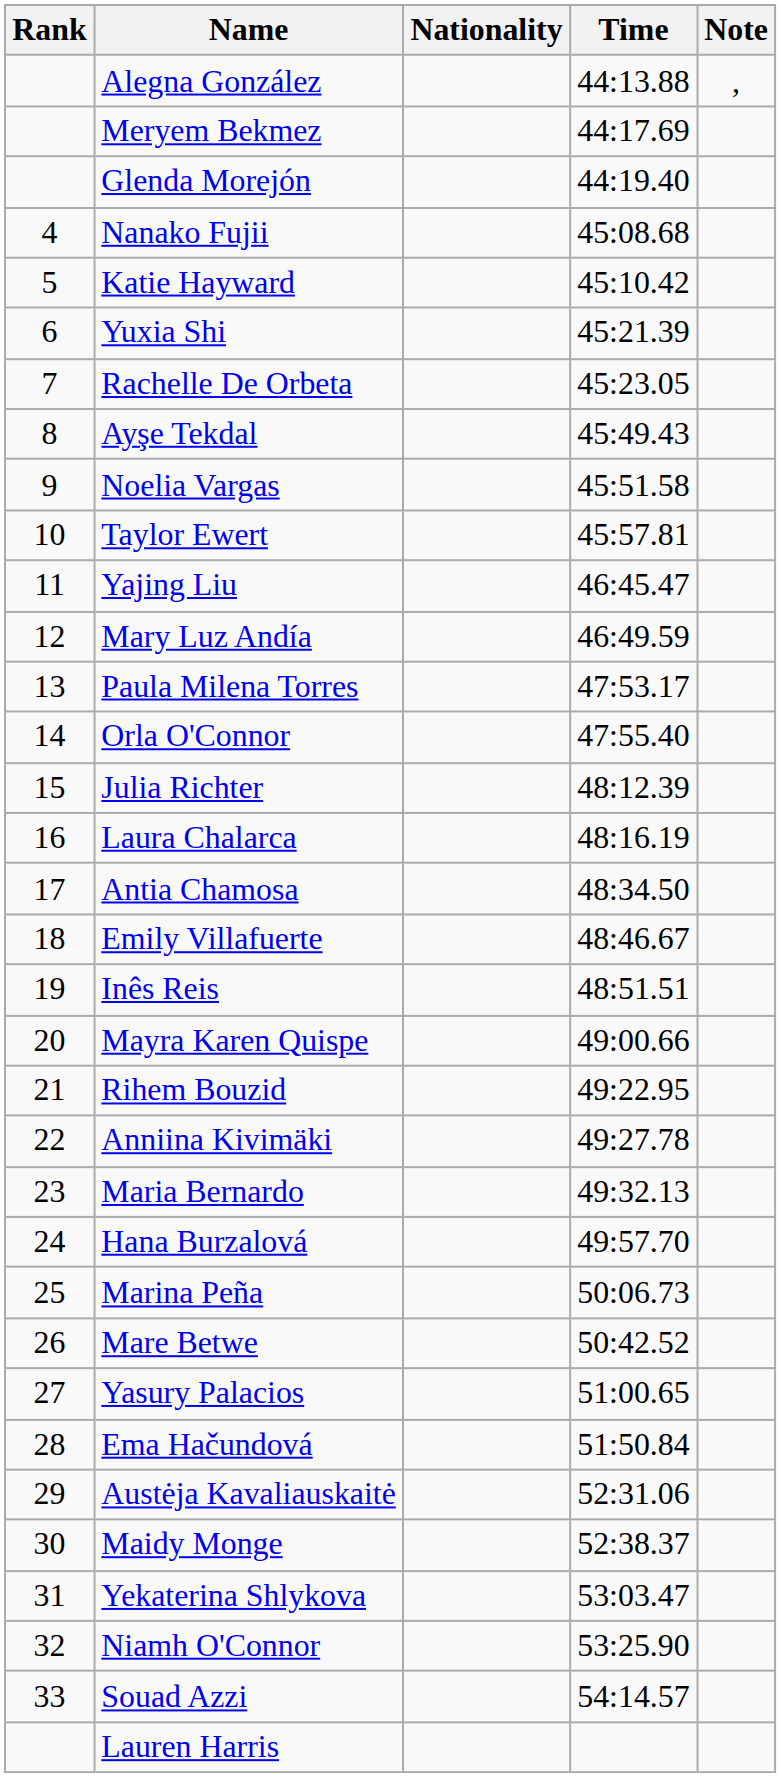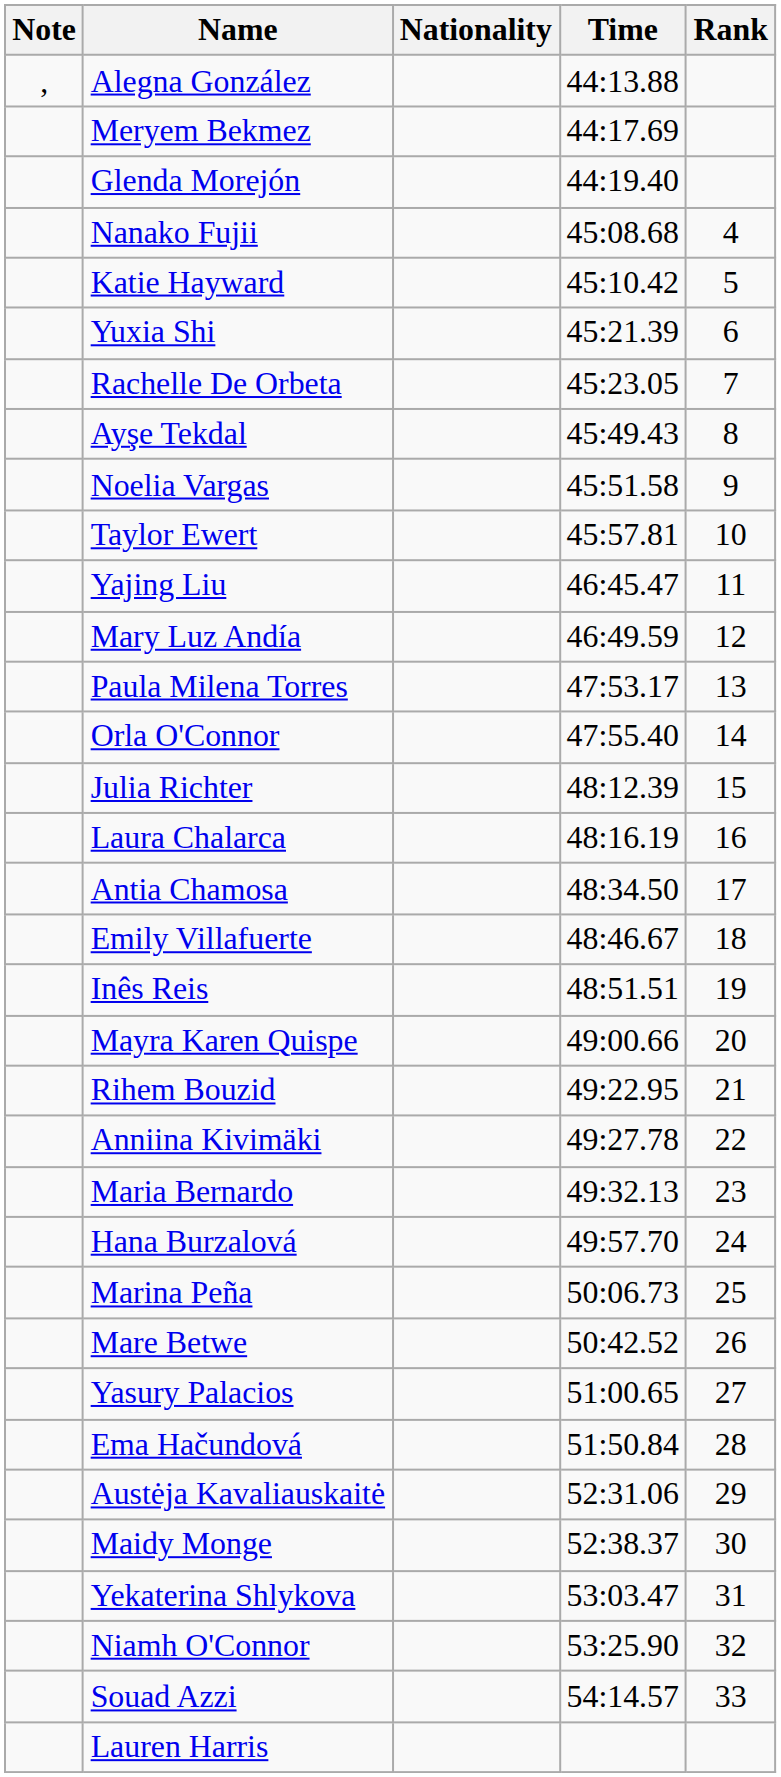columns swapped: (50, 29) <-> (736, 29)
